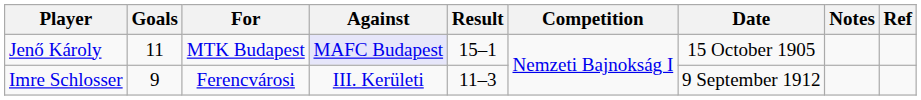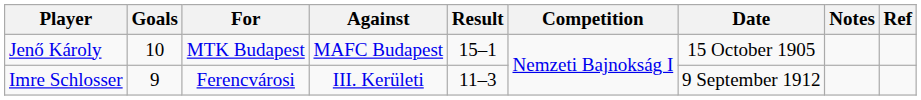(155, 49) 11 -> (155, 49) 10
(378, 49) lavender background -> (378, 49) no background
